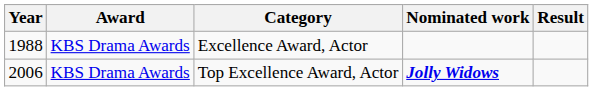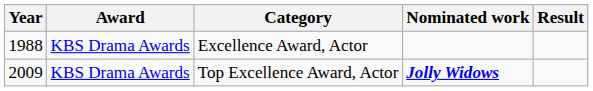(26, 72) 2006 -> (26, 72) 2009
